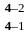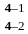rows swapped: (15, 8) <-> (15, 26)
